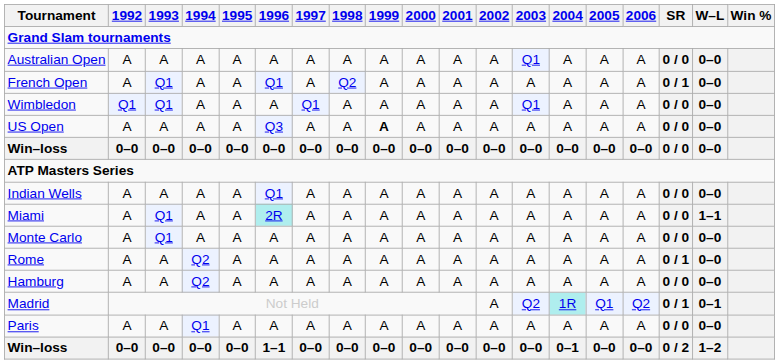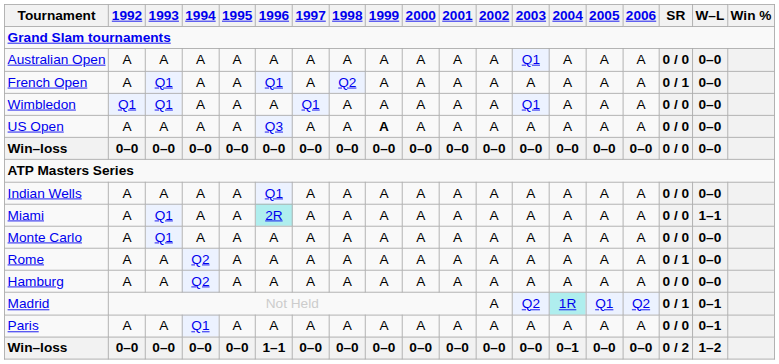(710, 325) 0–0 -> (710, 325) 0–1
